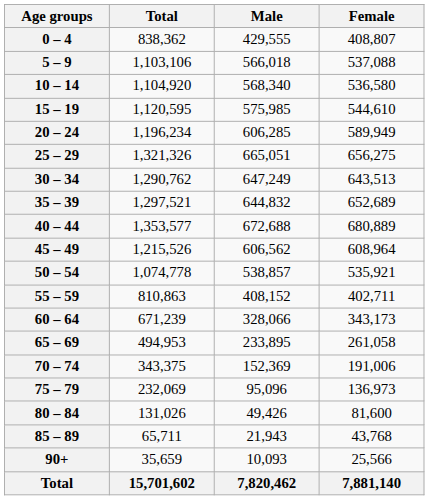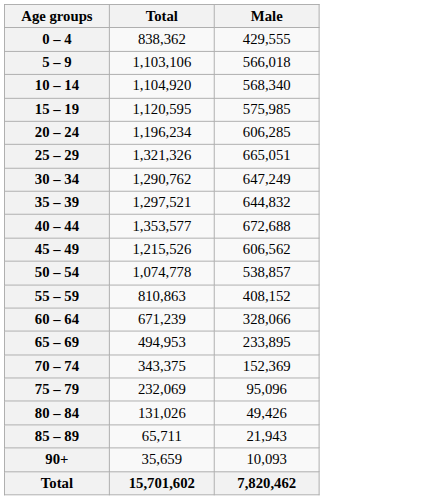- column: (372, 16)
